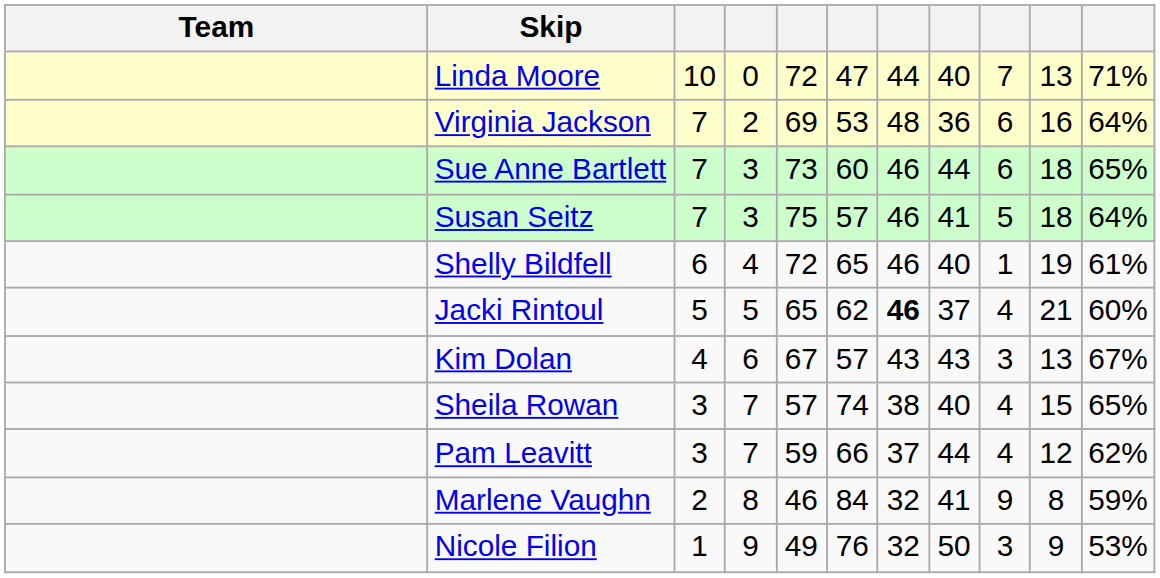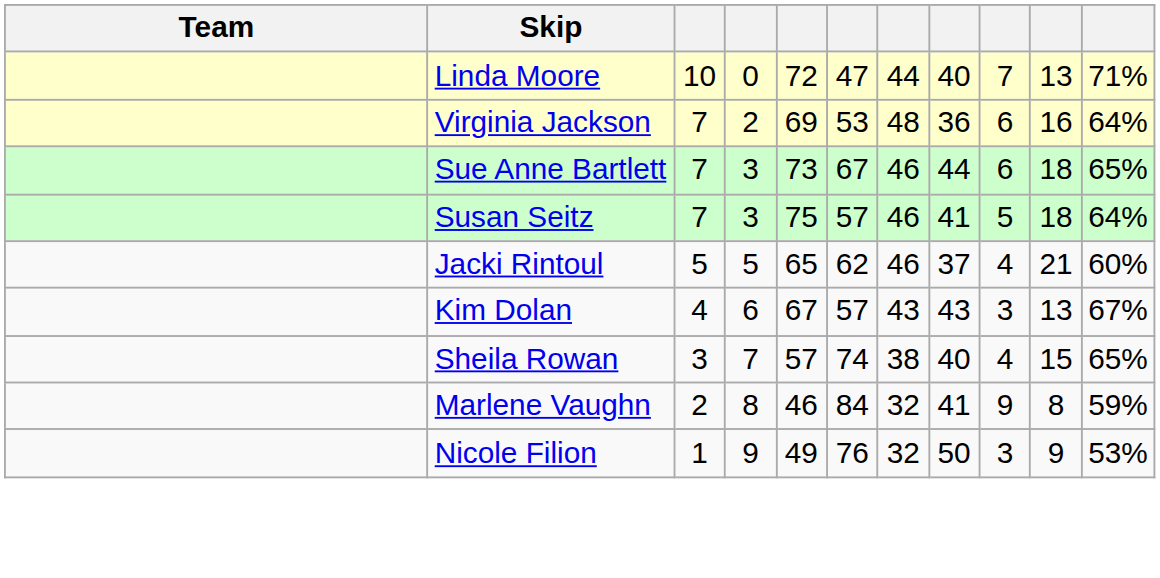(852, 169) 60 -> (852, 169) 67
- row: (523, 264)
(903, 311) bold -> (903, 264) normal
- row: (513, 452)
